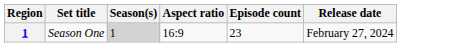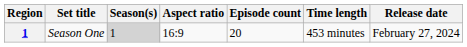+ column: (337, 13)
(235, 32) 23 -> (235, 32) 20
